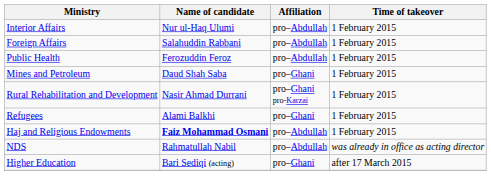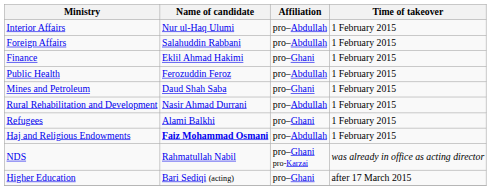+ row: (22, 58)
(294, 95) pro–Ghani pro-Karzai -> (300, 105) pro–Abdullah
(300, 147) pro–Abdullah -> (294, 157) pro–Ghani pro-Karzai
